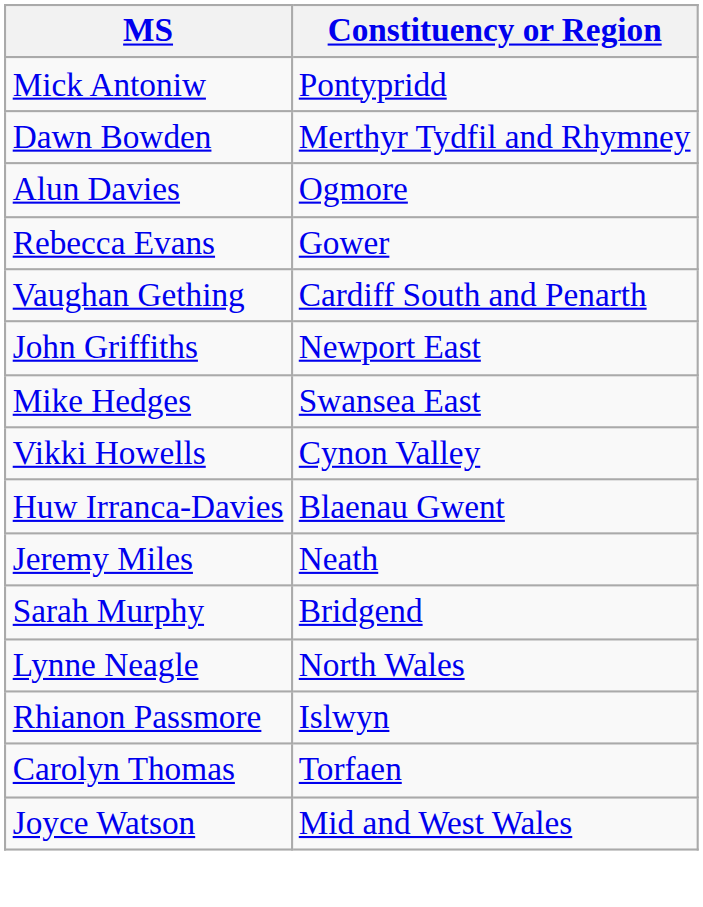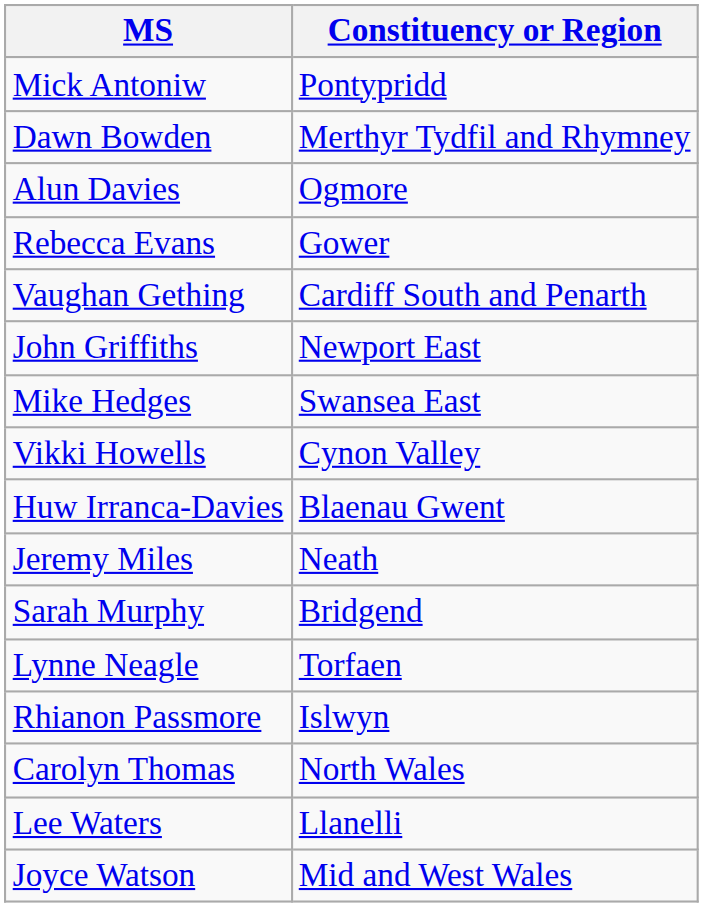(382, 664) North Wales -> (350, 664) Torfaen
(350, 769) Torfaen -> (382, 769) North Wales
+ row: (87, 822)
